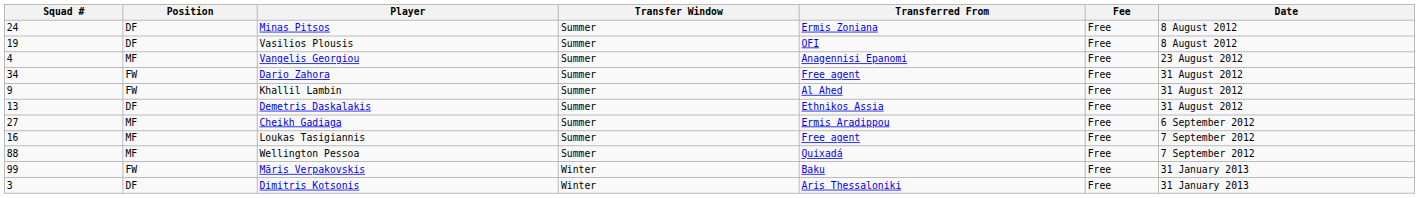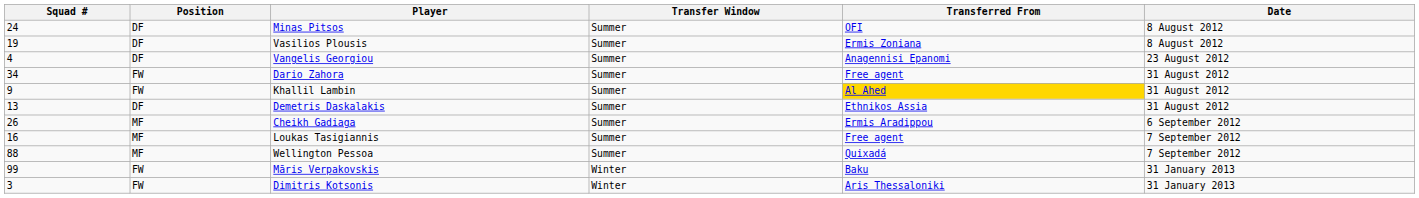- column: (1122, 13)
(840, 28) Ermis Zoniana -> (854, 28) OFI
(810, 44) OFI -> (883, 44) Ermis Zoniana
(131, 60) MF -> (138, 60) DF
(822, 91) no background -> (865, 91) gold background
(13, 123) 27 -> (13, 123) 26
(131, 186) DF -> (138, 186) FW
